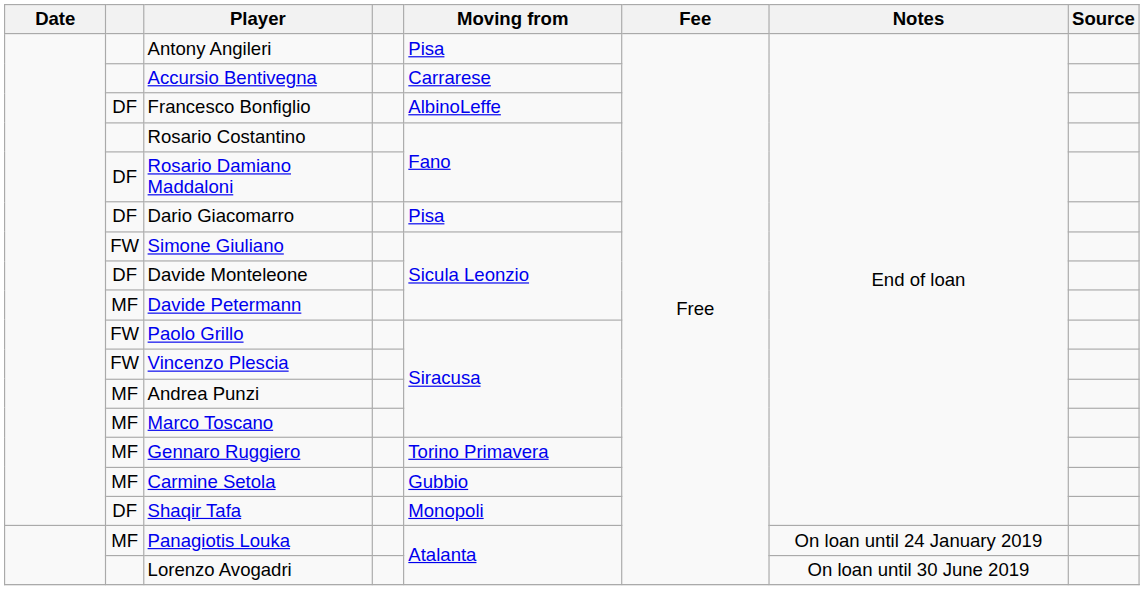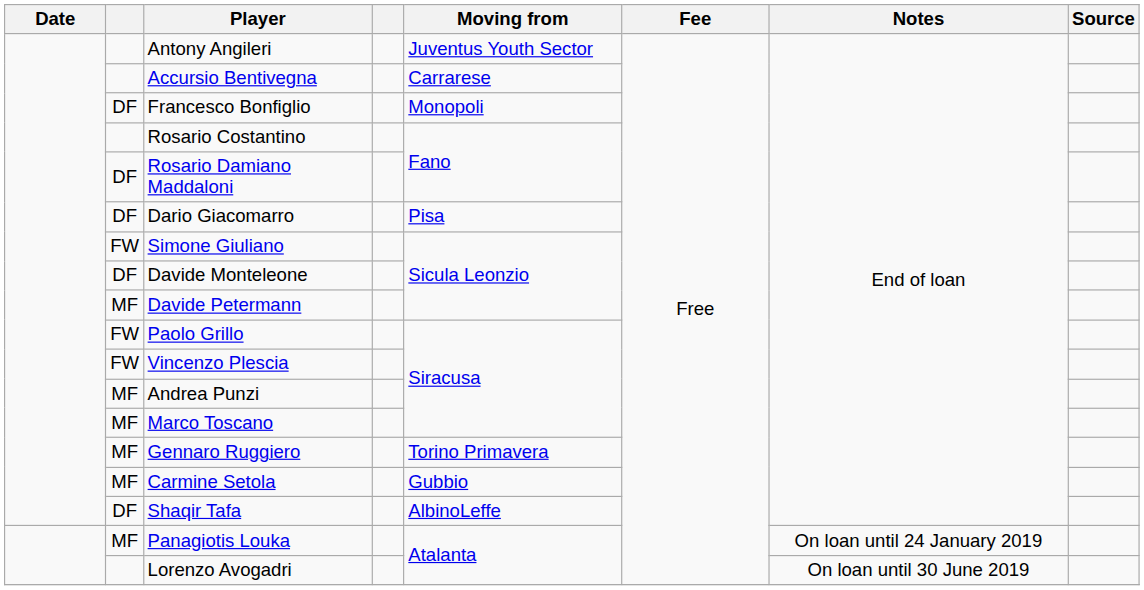(426, 48) Pisa -> (501, 48) Juventus Youth Sector
(455, 107) AlbinoLeffe -> (446, 107) Monopoli
(446, 511) Monopoli -> (455, 511) AlbinoLeffe
